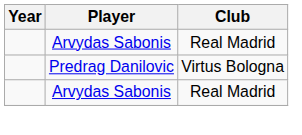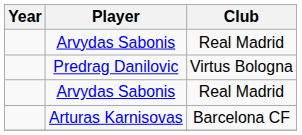+ row: (116, 117)
